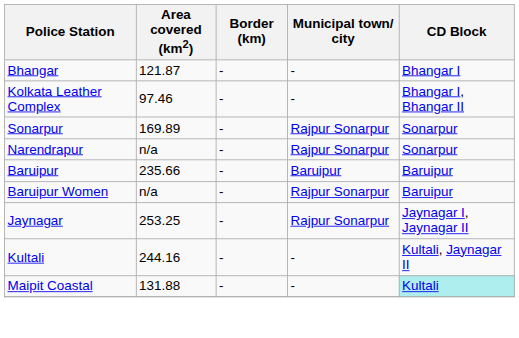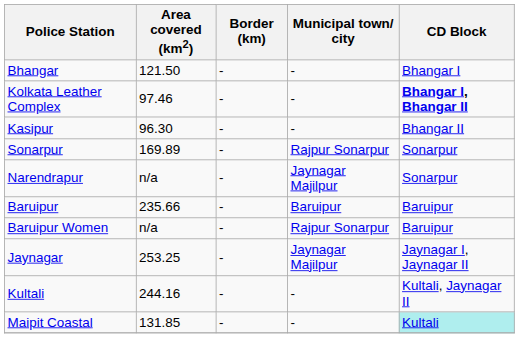(160, 70) 121.87 -> (160, 70) 121.50
(433, 99) normal -> (435, 99) bold
+ row: (30, 128)
(340, 149) Rajpur Sonarpur -> (318, 178) Jaynagar Majilpur
(340, 220) Rajpur Sonarpur -> (318, 257) Jaynagar Majilpur
(160, 286) 131.88 -> (160, 322) 131.85
